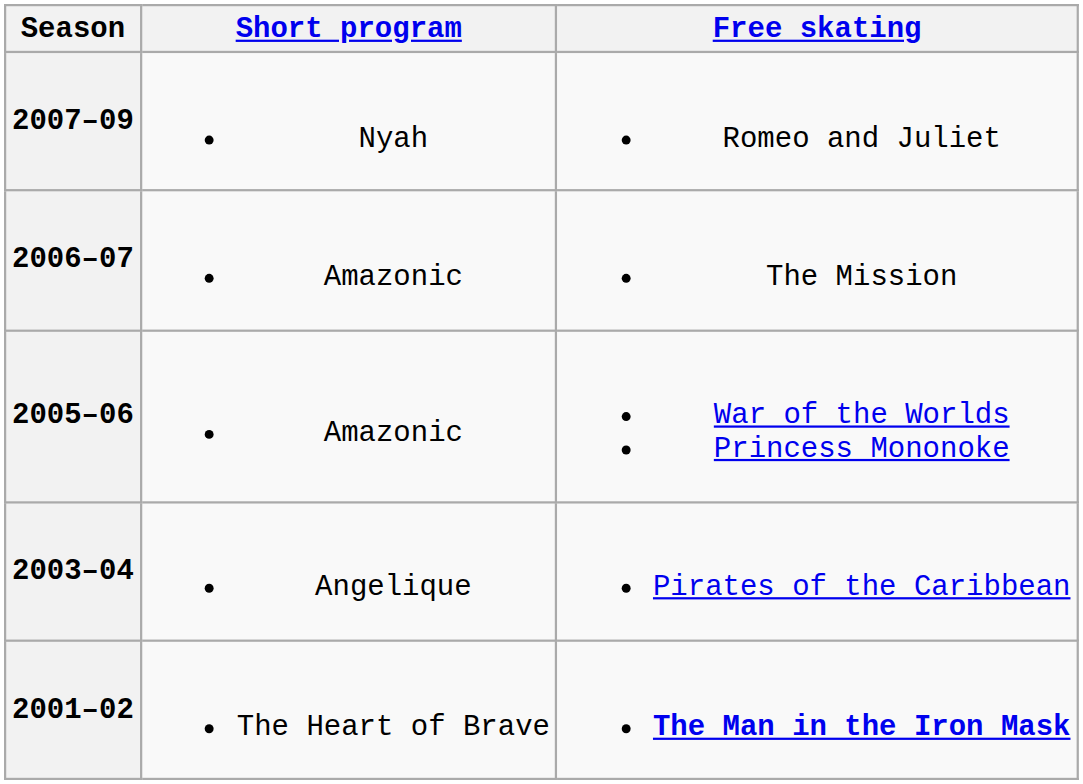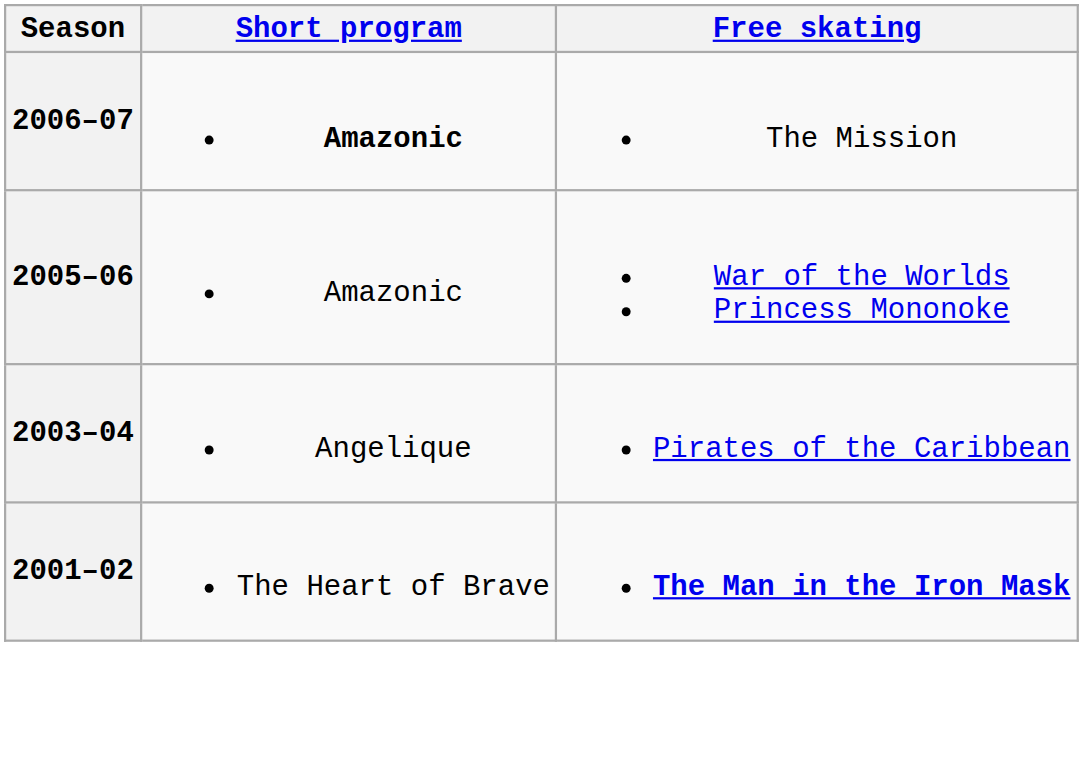- row: (73, 122)
(349, 277) normal -> (349, 138) bold
